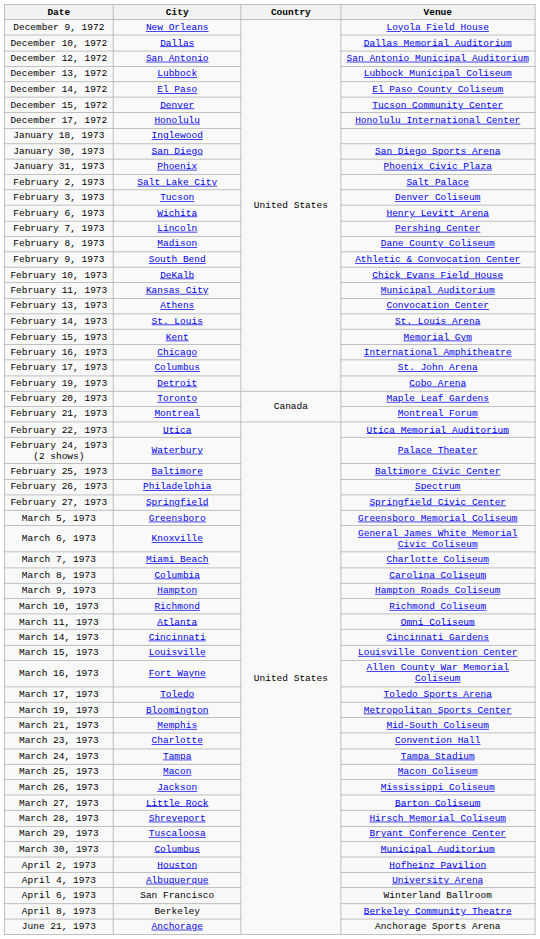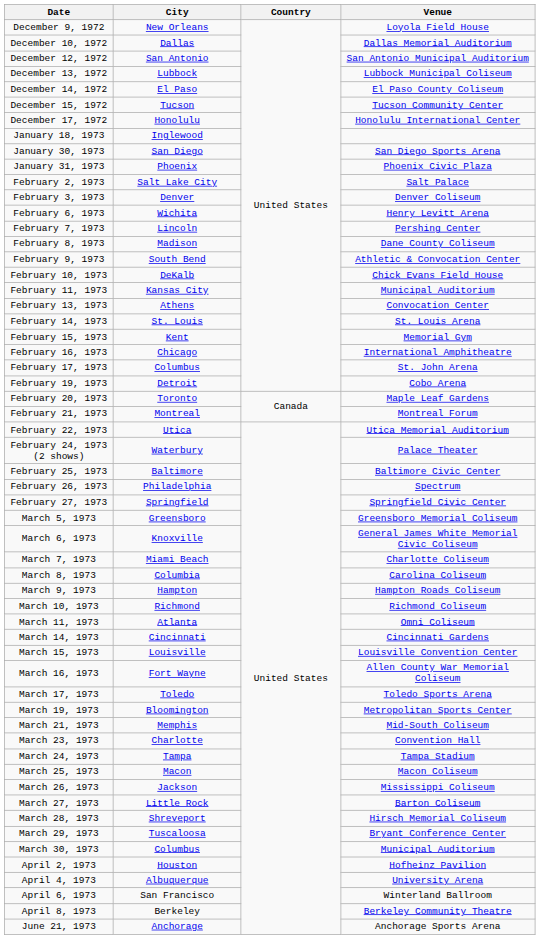(177, 105) Denver -> (177, 105) Tucson
(177, 198) Tucson -> (177, 198) Denver
